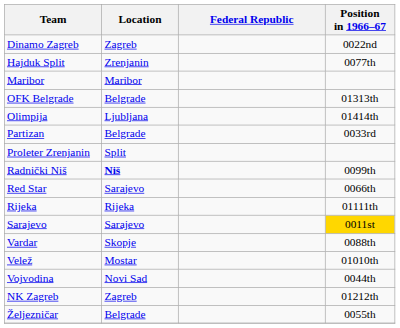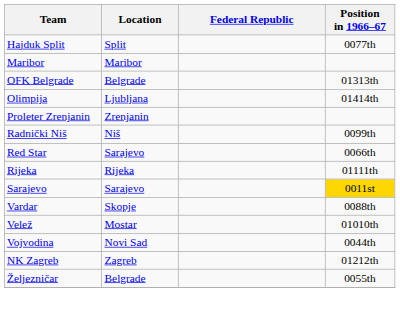- row: (43, 44)
(127, 62) Zrenjanin -> (115, 44) Split
- row: (26, 134)
(115, 152) Split -> (127, 116) Zrenjanin
(112, 170) bold -> (112, 134) normal
